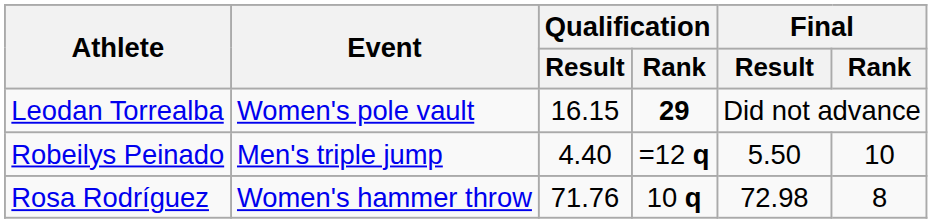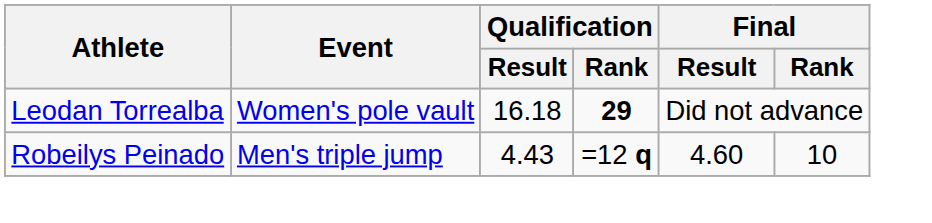(585, 111) 16.15 -> (527, 111) 16.18
(585, 154) 4.40 -> (527, 154) 4.43
(774, 154) 5.50 -> (717, 154) 4.60
- row: (110, 197)
